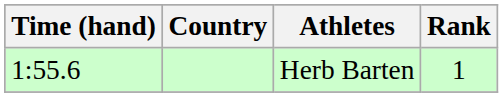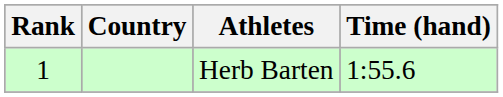columns swapped: (459, 26) <-> (84, 26)
